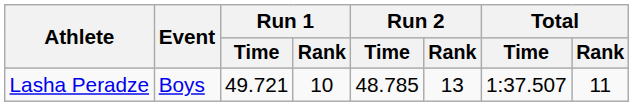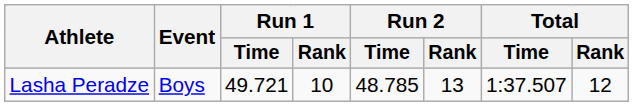(600, 85) 11 -> (600, 85) 12
